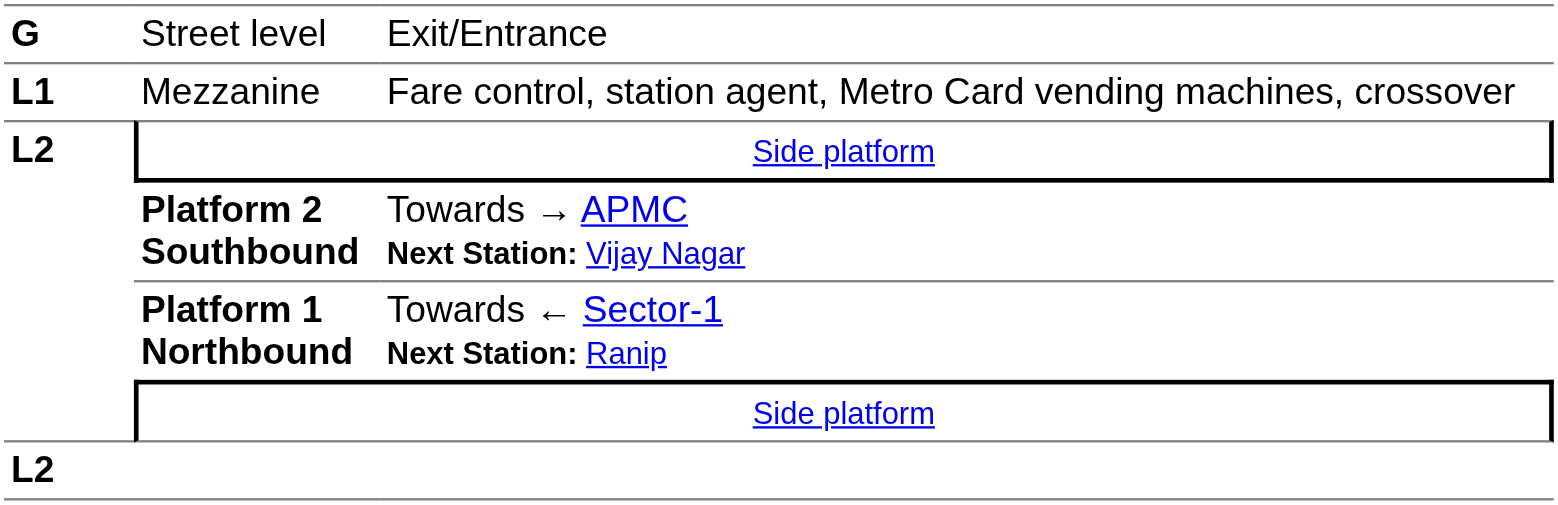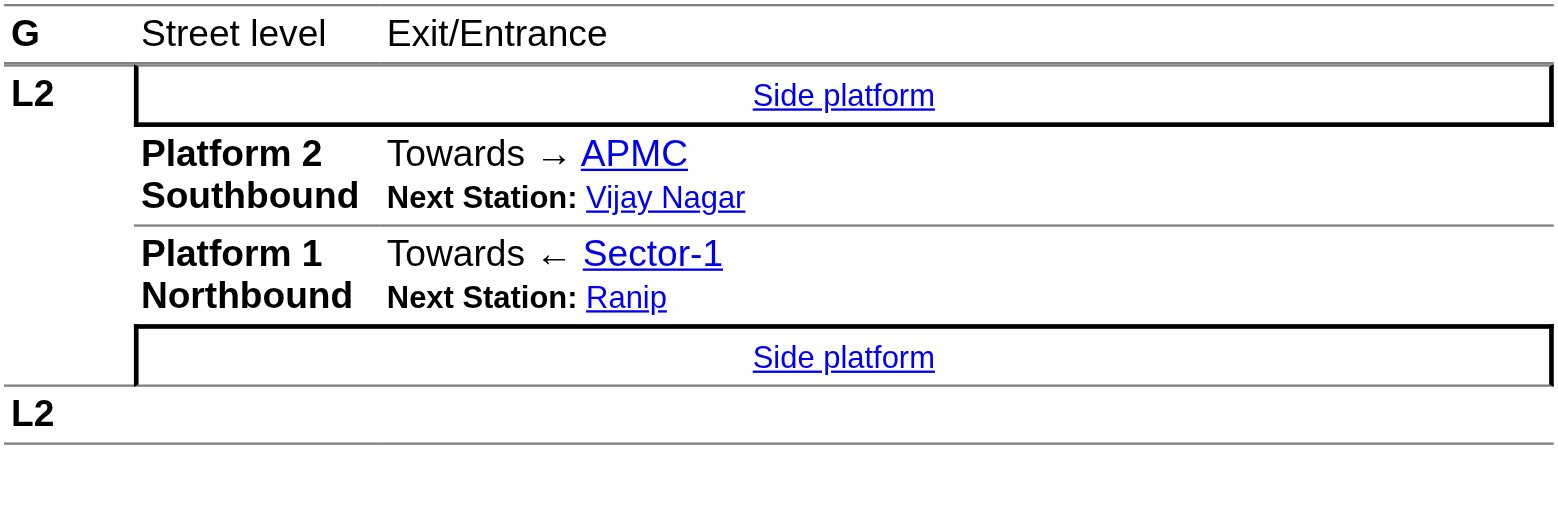- row: (231, 91)
